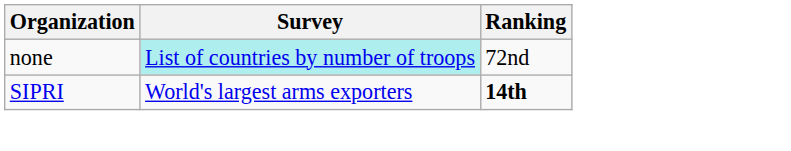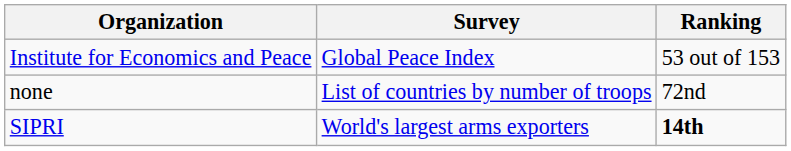+ row: (161, 57)
(310, 57) paleturquoise background -> (487, 92) no background
